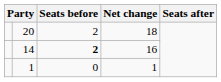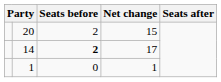(152, 31) 18 -> (152, 31) 15
(152, 49) 16 -> (152, 49) 17
